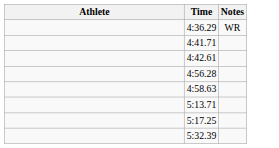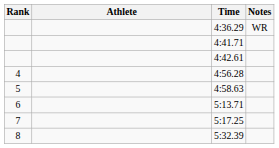+ column: (18, 12)
